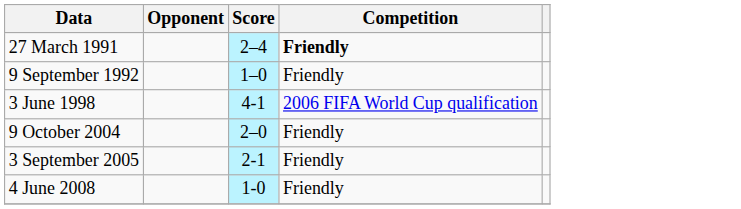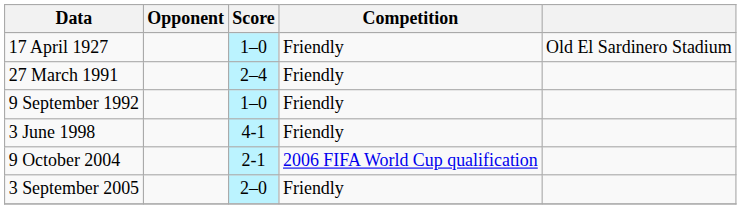+ row: (58, 47)
(316, 47) bold -> (313, 75) normal
(410, 103) 2006 FIFA World Cup qualification -> (313, 132) Friendly
(254, 132) 2–0 -> (254, 160) 2-1
(313, 132) Friendly -> (410, 160) 2006 FIFA World Cup qualification
(254, 160) 2-1 -> (254, 189) 2–0
- row: (52, 189)
